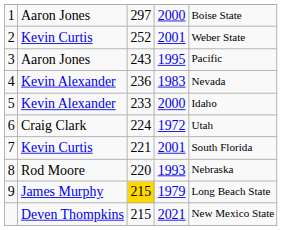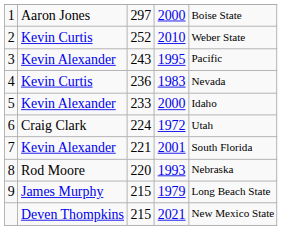(172, 37) 2001 -> (172, 37) 2010
(56, 59) Aaron Jones -> (68, 59) Kevin Alexander
(68, 81) Kevin Alexander -> (57, 81) Kevin Curtis
(57, 147) Kevin Curtis -> (68, 147) Kevin Alexander
(141, 192) gold background -> (141, 192) no background
